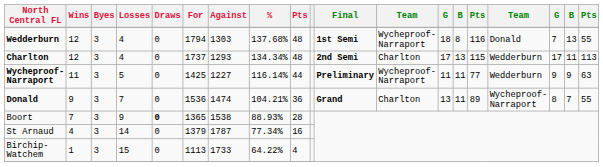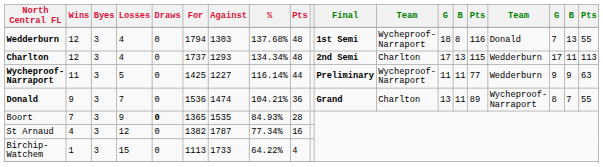(221, 118) 1538 -> (221, 118) 1535
(267, 118) 88.93% -> (267, 118) 84.93%
(124, 132) 14 -> (124, 132) 12
(196, 132) 1379 -> (196, 132) 1382
